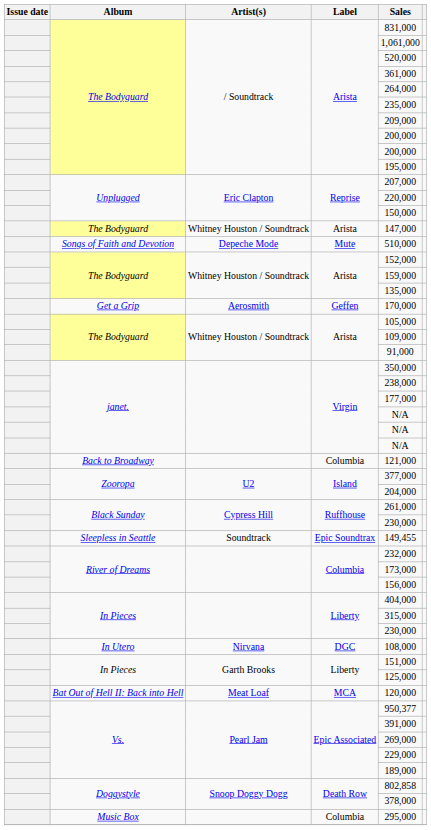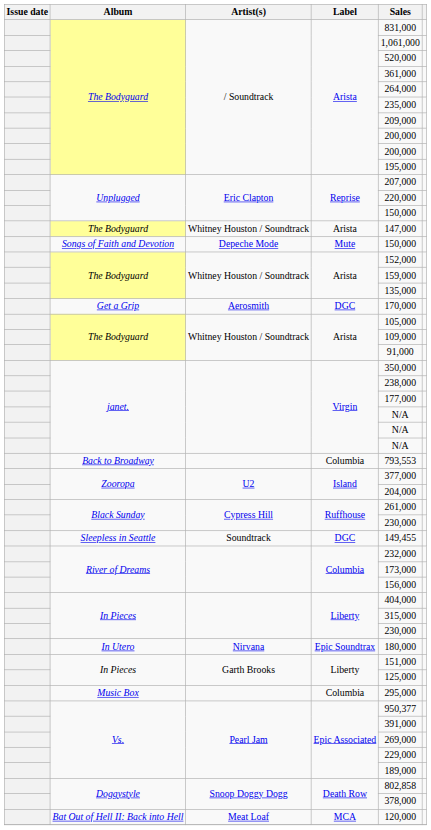(400, 244) 510,000 -> (400, 244) 150,000
(345, 306) Geffen -> (345, 306) DGC
(400, 461) 121,000 -> (400, 461) 793,553
(345, 538) Epic Soundtrax -> (345, 538) DGC
(345, 646) DGC -> (345, 646) Epic Soundtrax
(400, 646) 108,000 -> (400, 646) 180,000
rows swapped: (118, 693) <-> (118, 817)
